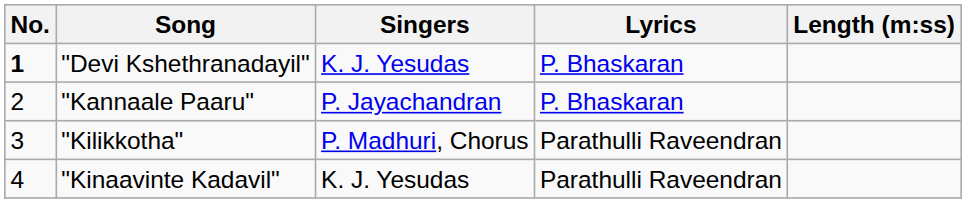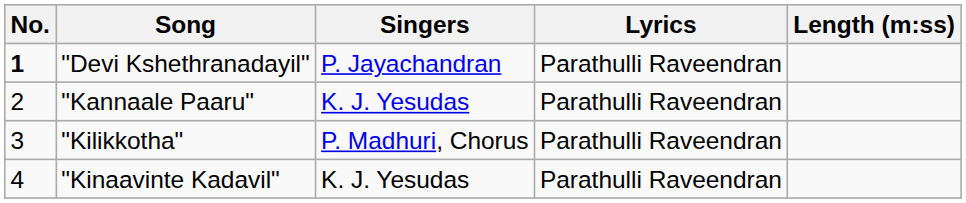(395, 63) K. J. Yesudas -> (411, 63) P. Jayachandran
(612, 63) P. Bhaskaran -> (661, 63) Parathulli Raveendran
(411, 102) P. Jayachandran -> (395, 102) K. J. Yesudas
(612, 102) P. Bhaskaran -> (661, 102) Parathulli Raveendran
